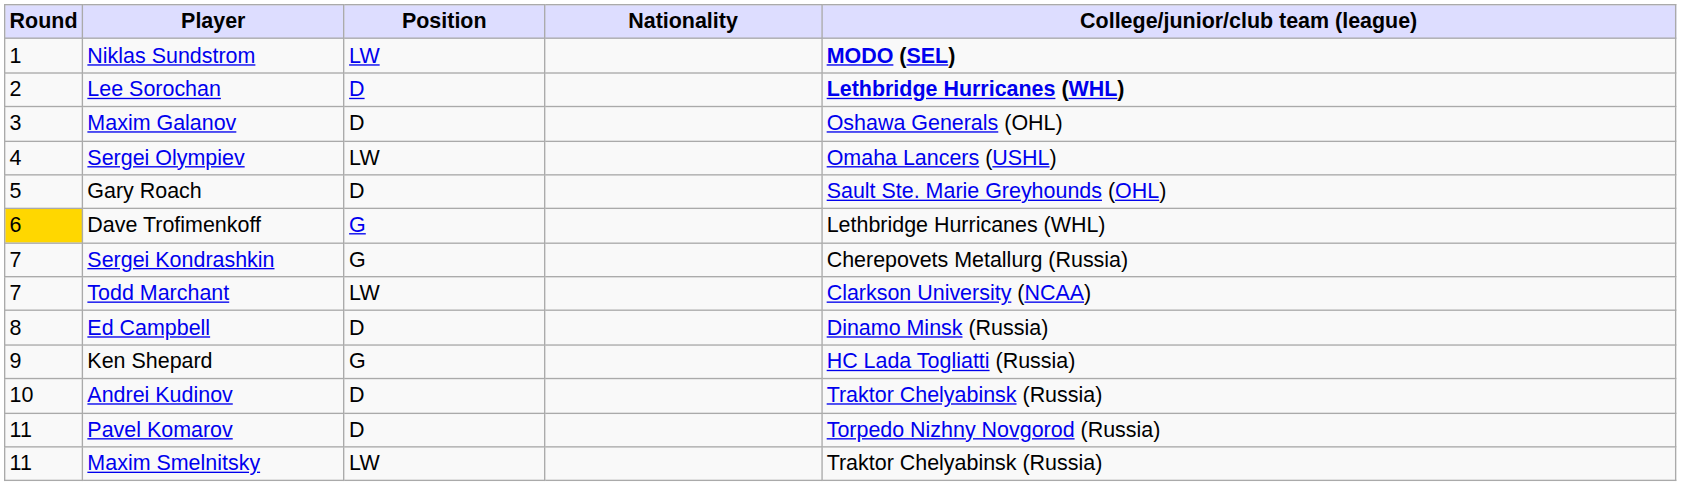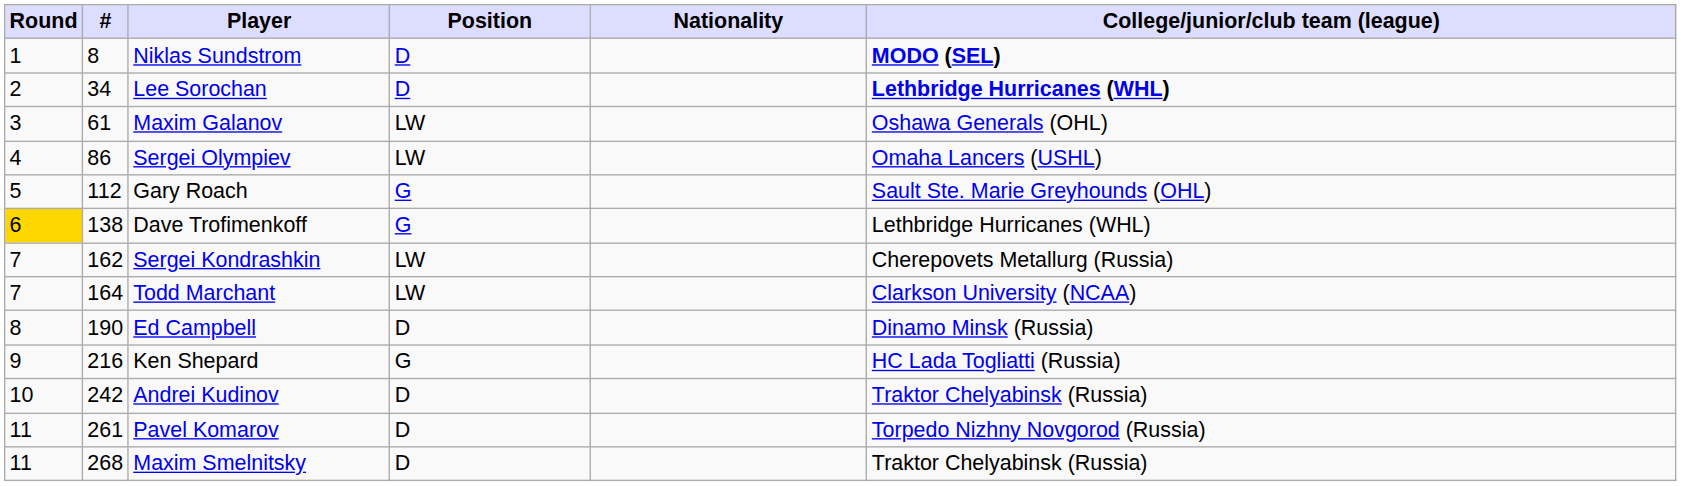+ column: (105, 21)
(364, 55) LW -> (403, 55) D
(357, 123) D -> (410, 123) LW
(357, 191) D -> (403, 191) G
(357, 259) G -> (410, 259) LW
(364, 463) LW -> (403, 463) D
